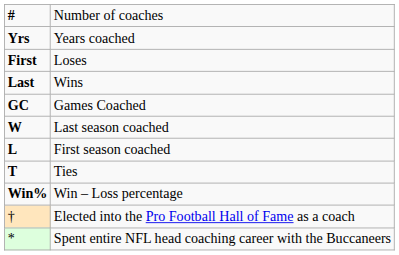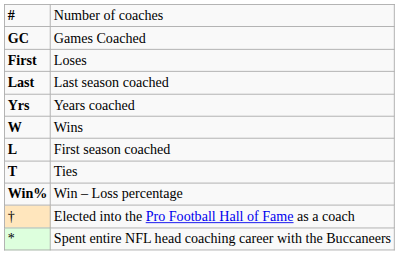rows swapped: (19, 37) <-> (18, 104)
(68, 82) Wins -> (111, 82) Last season coached
(111, 127) Last season coached -> (68, 127) Wins
